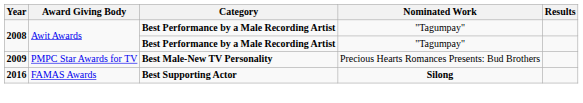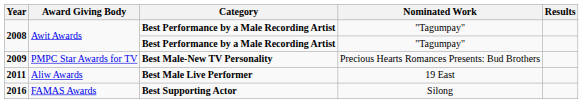+ row: (16, 75)
(440, 75) bold -> (440, 91) normal
